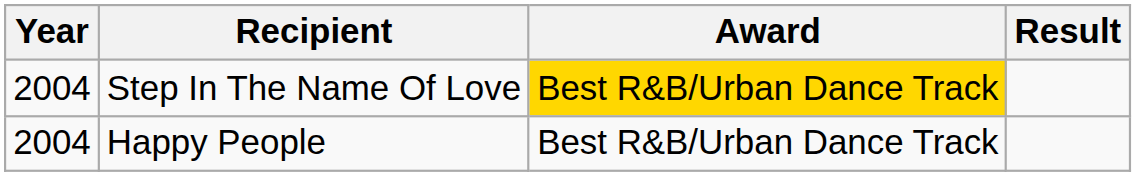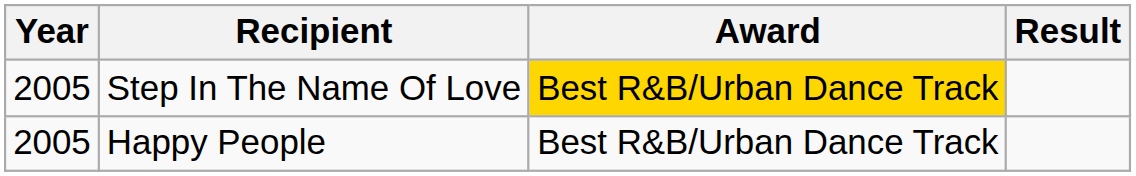(52, 87) 2004 -> (52, 87) 2005
(52, 142) 2004 -> (52, 142) 2005
